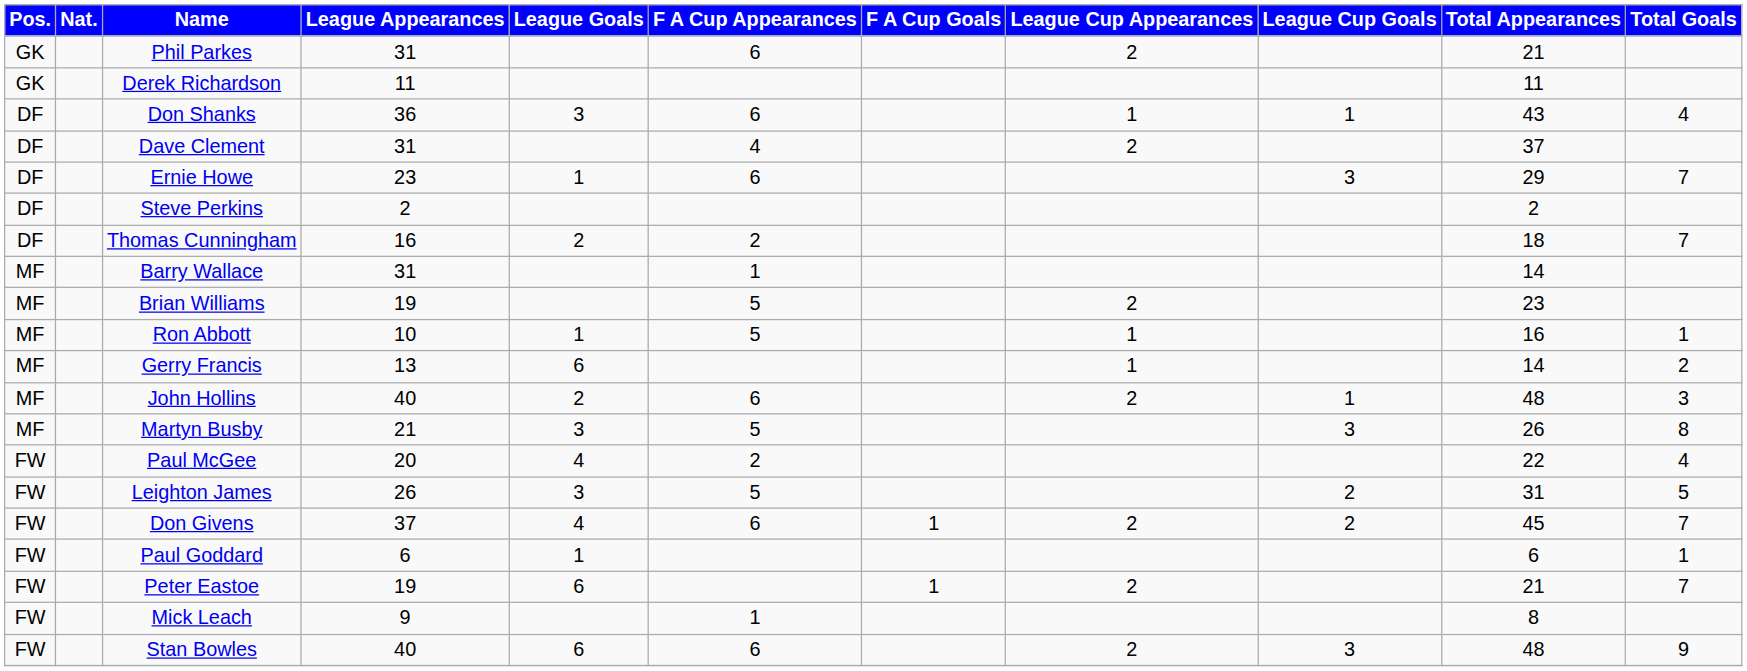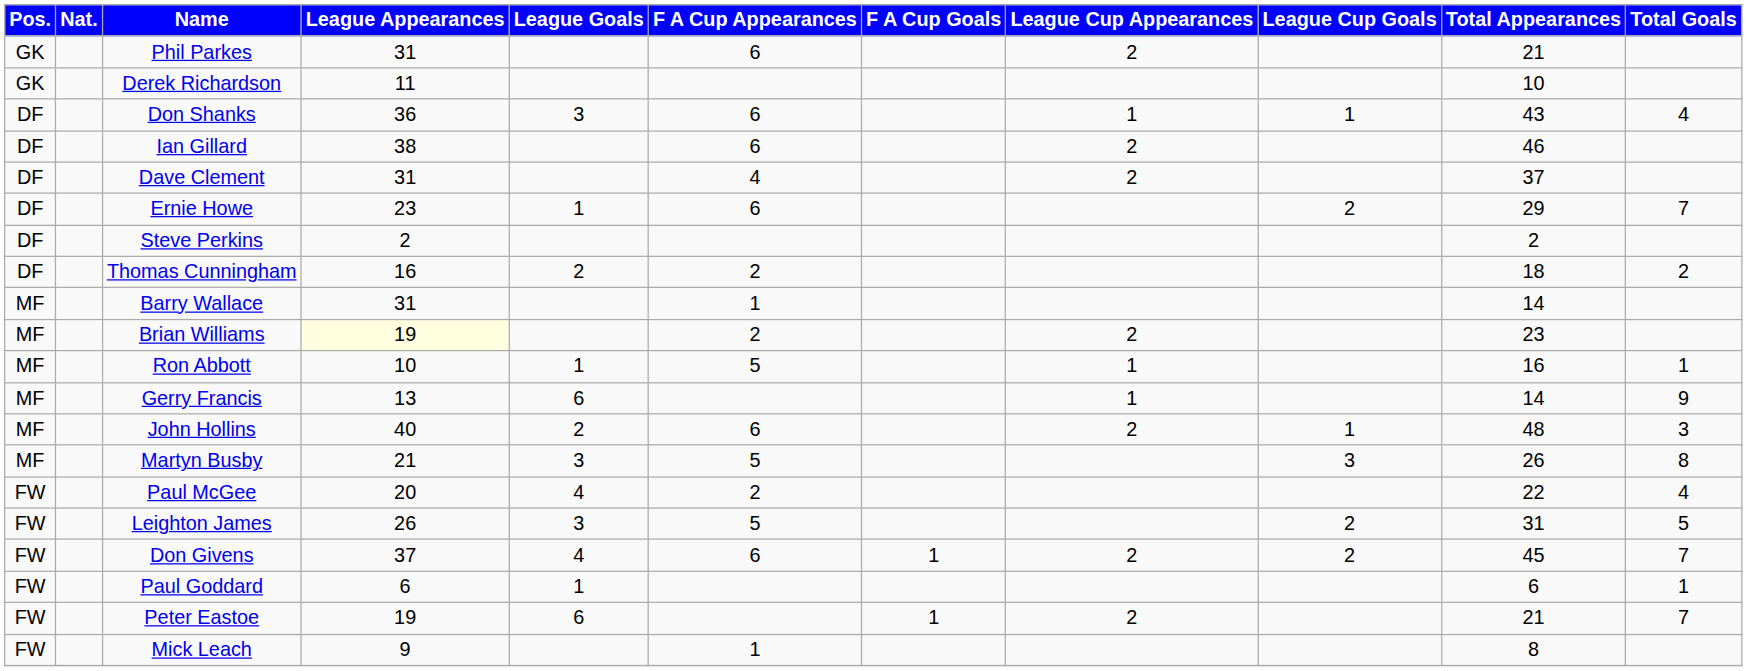(1533, 83) 11 -> (1533, 83) 10
+ row: (202, 146)
(1350, 177) 3 -> (1350, 209) 2
(1684, 240) 7 -> (1684, 271) 2
(405, 303) no background -> (405, 334) lightyellow background
(755, 303) 5 -> (755, 334) 2
(1684, 366) 2 -> (1684, 397) 9
- row: (202, 649)
